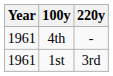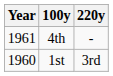(22, 60) 1961 -> (22, 60) 1960
